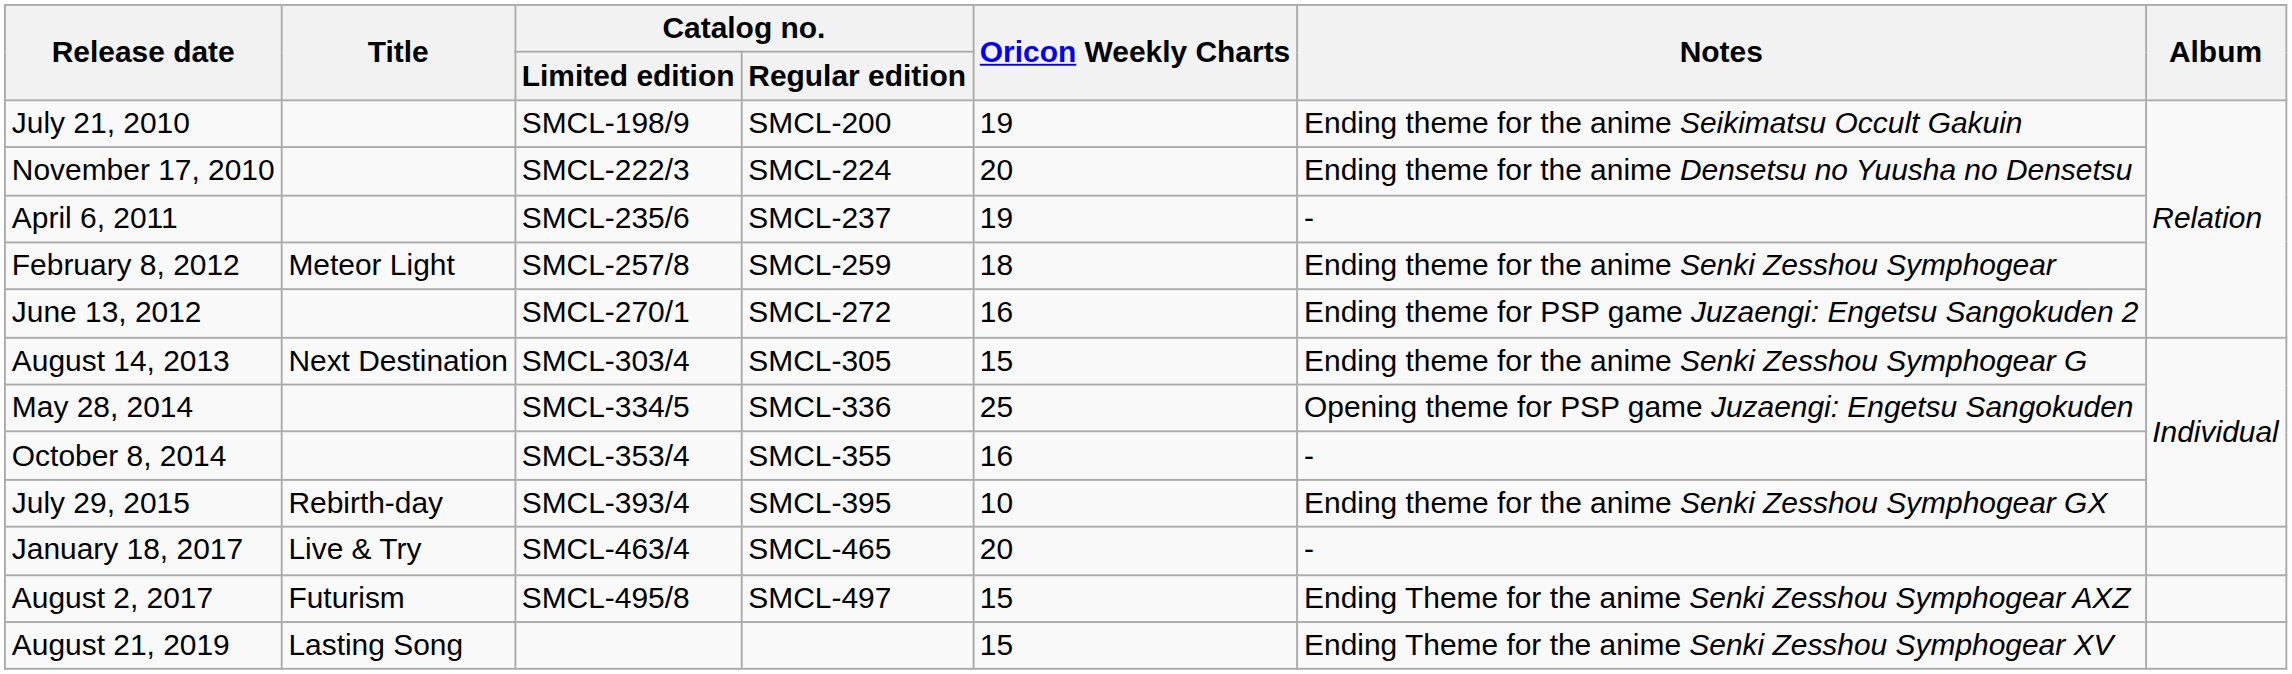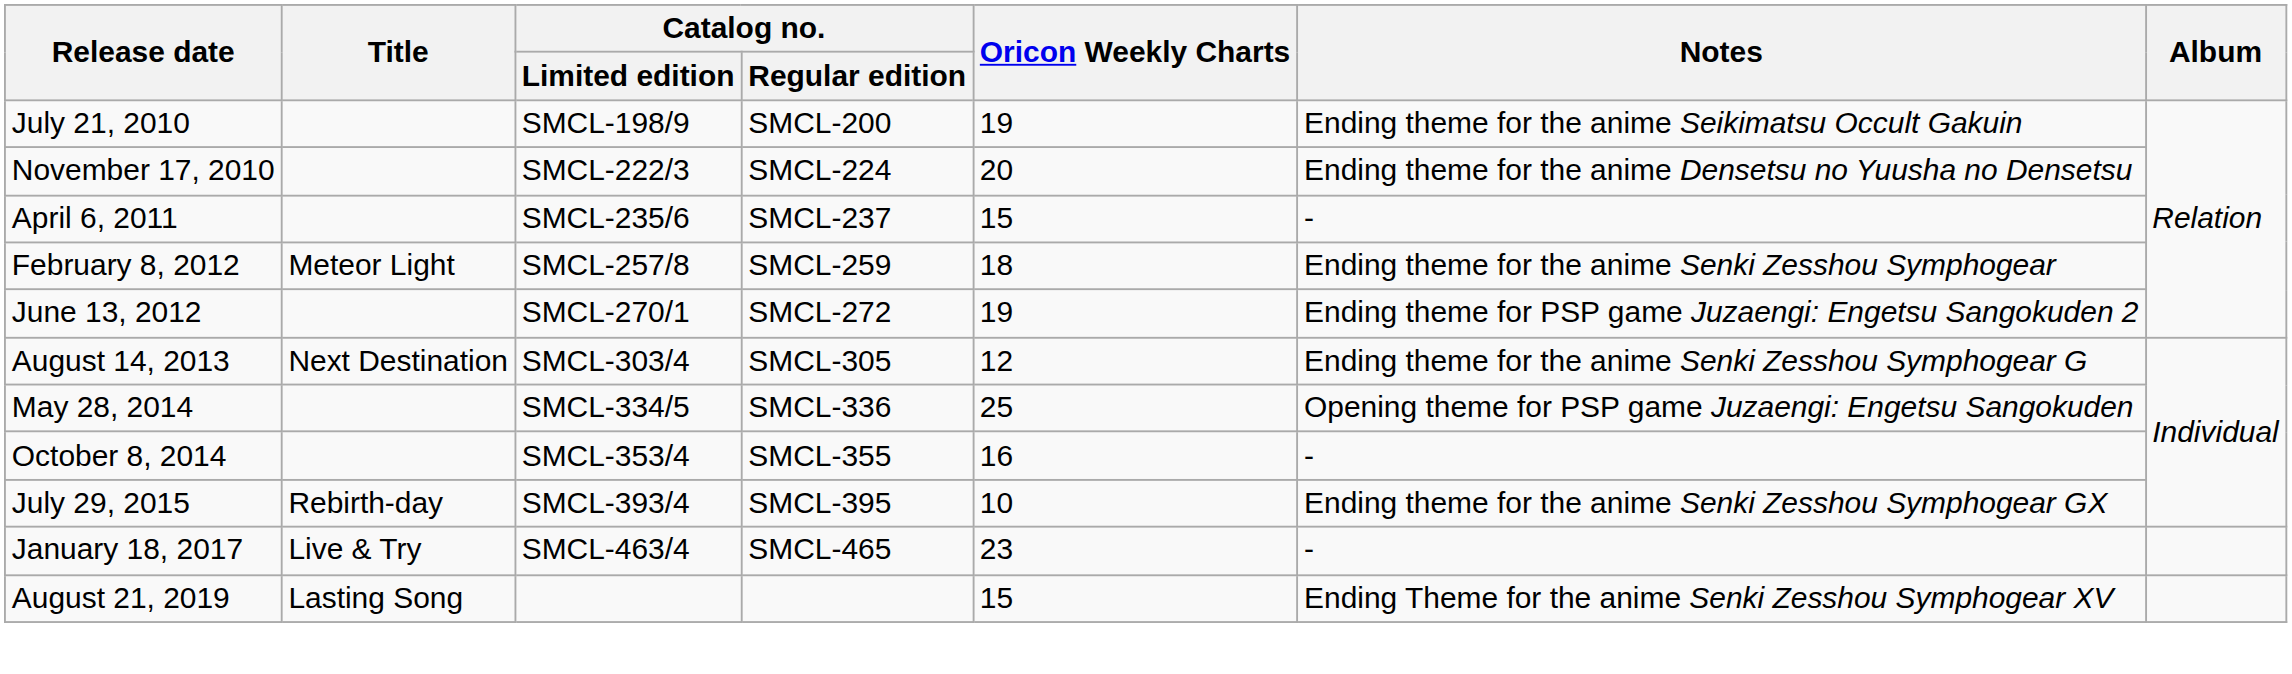(996, 218) 19 -> (996, 218) 15
(996, 312) 16 -> (996, 312) 19
(996, 360) 15 -> (996, 360) 12
(996, 550) 20 -> (996, 550) 23
- row: (112, 597)
